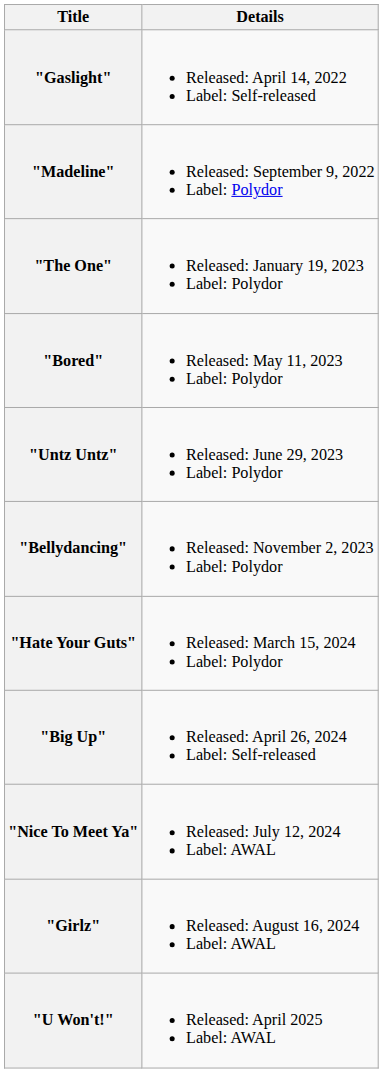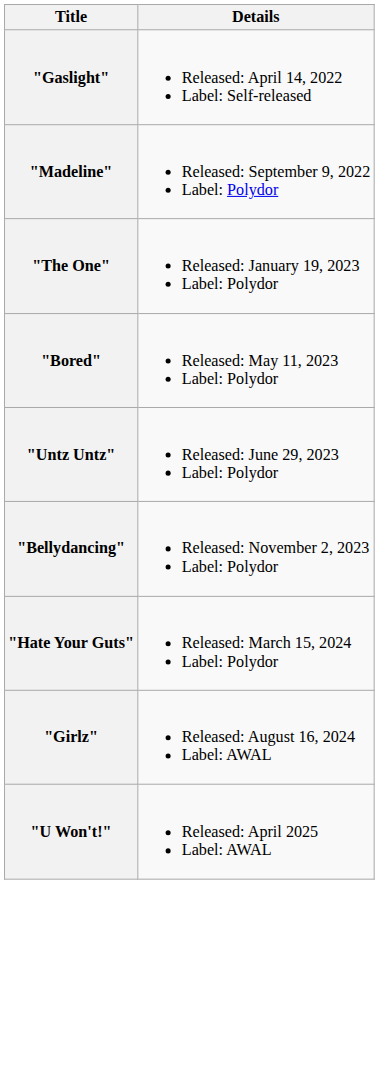- row: (73, 737)
- row: (73, 831)
